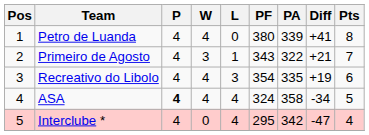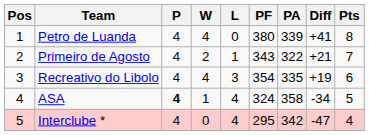(206, 57) 3 -> (206, 57) 2
(206, 99) 4 -> (206, 99) 1
